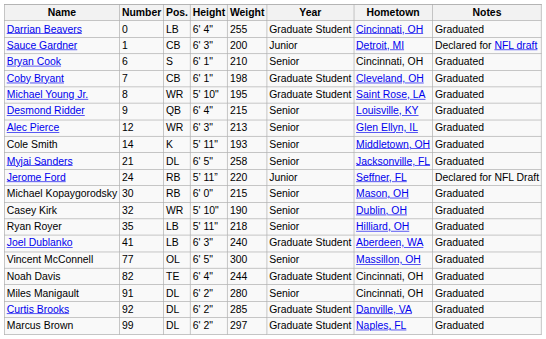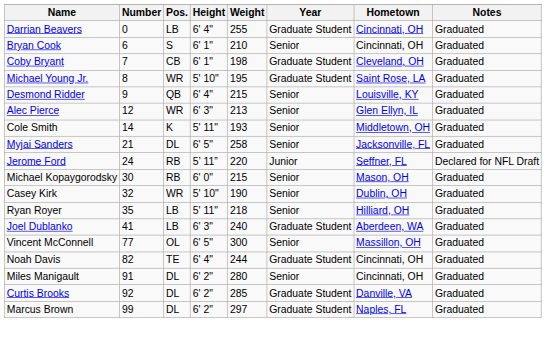- row: (42, 45)
